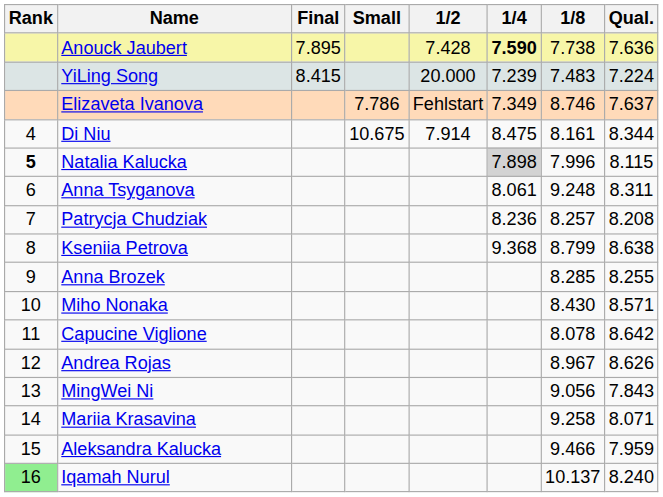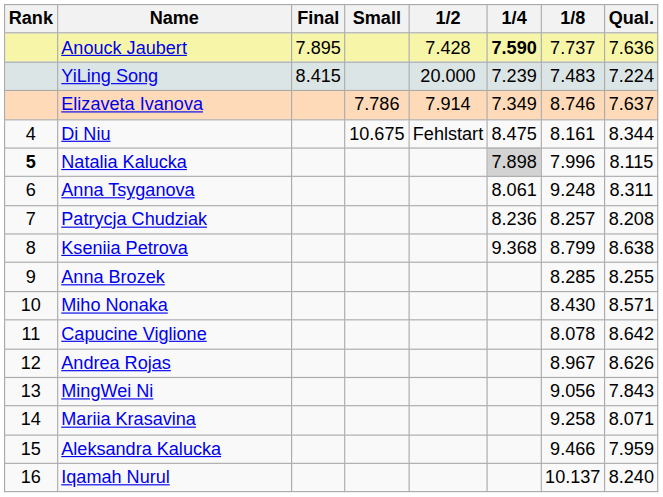(573, 47) 7.738 -> (573, 47) 7.737
(448, 104) Fehlstart -> (448, 104) 7.914
(448, 133) 7.914 -> (448, 133) Fehlstart
(31, 477) lightgreen background -> (31, 477) no background
